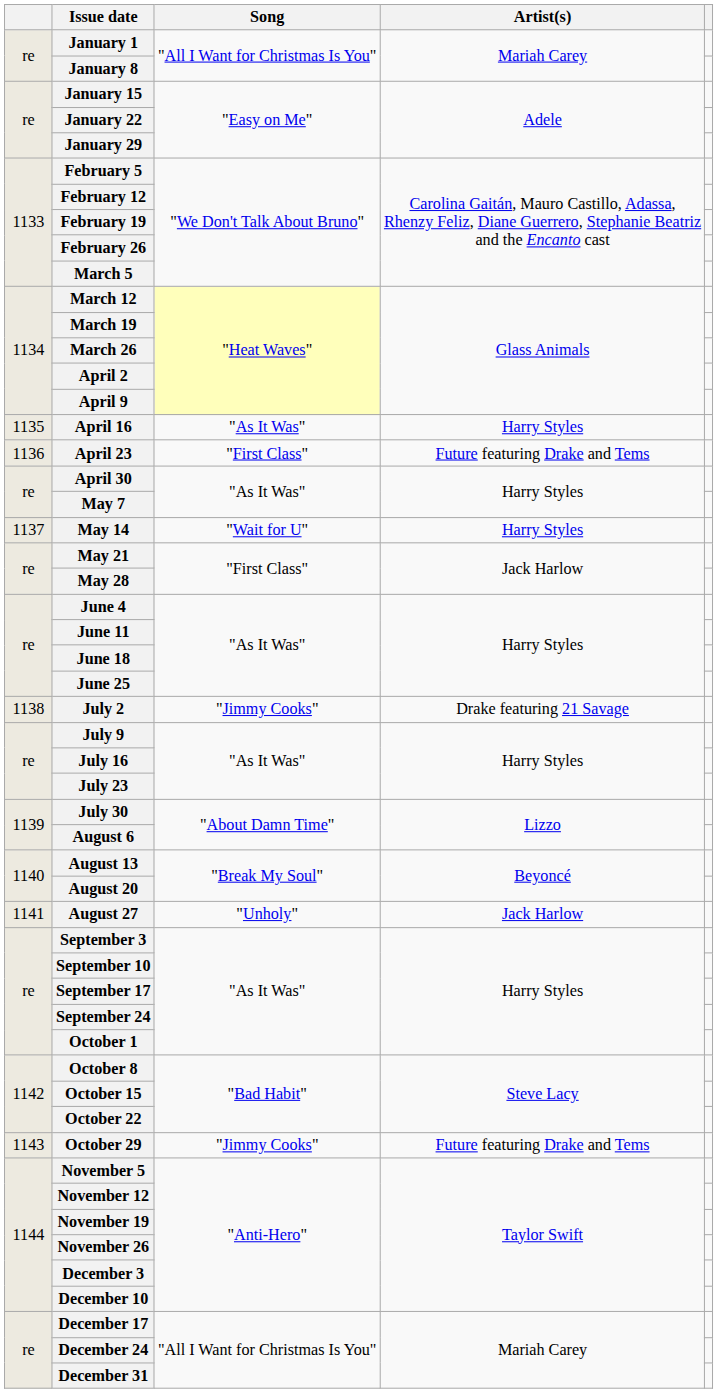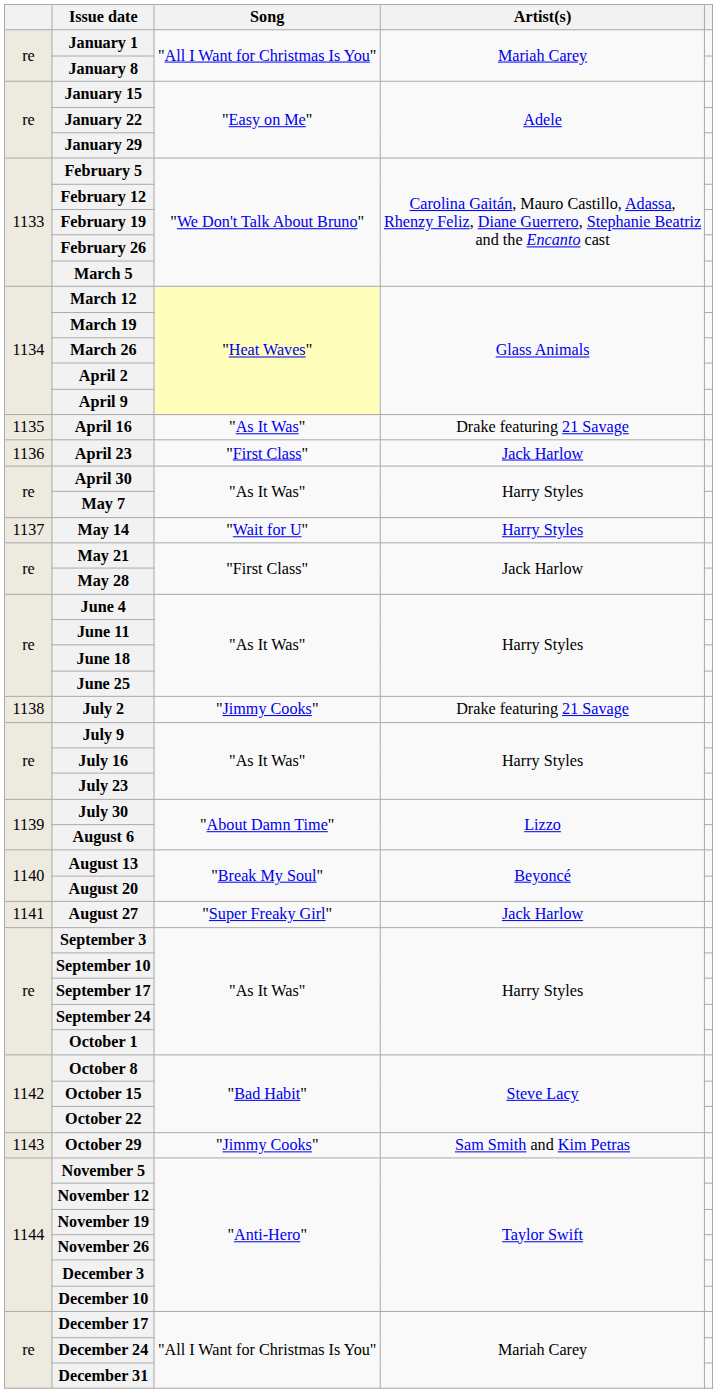(543, 427) Harry Styles -> (543, 427) Drake featuring 21 Savage
(543, 453) Future featuring Drake and Tems -> (543, 453) Jack Harlow
(267, 914) "Unholy" -> (267, 914) "Super Freaky Girl"
(543, 1144) Future featuring Drake and Tems -> (543, 1144) Sam Smith and Kim Petras
